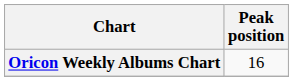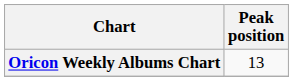(256, 62) 16 -> (256, 62) 13
